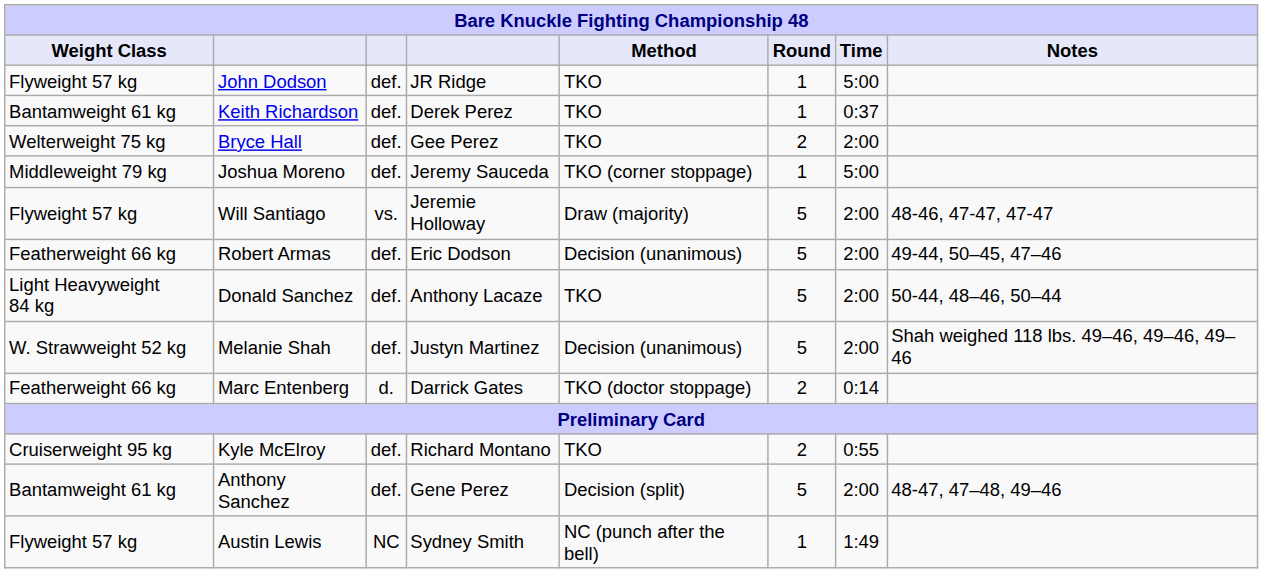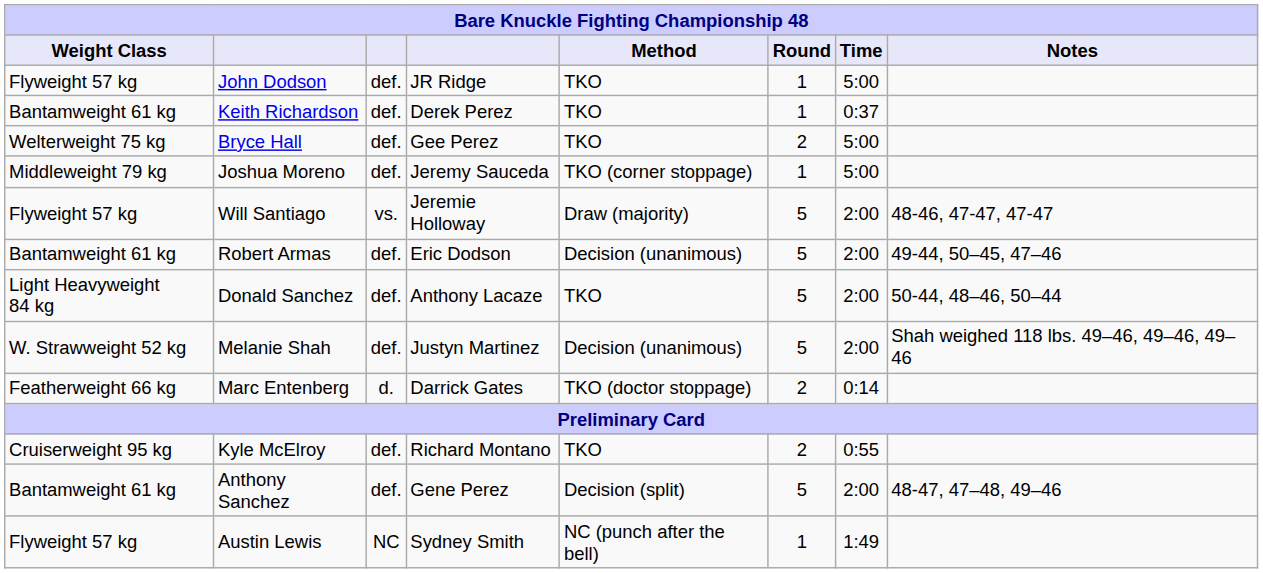(861, 141) 2:00 -> (861, 141) 5:00
(93, 254) Featherweight 66 kg -> (93, 254) Bantamweight 61 kg
